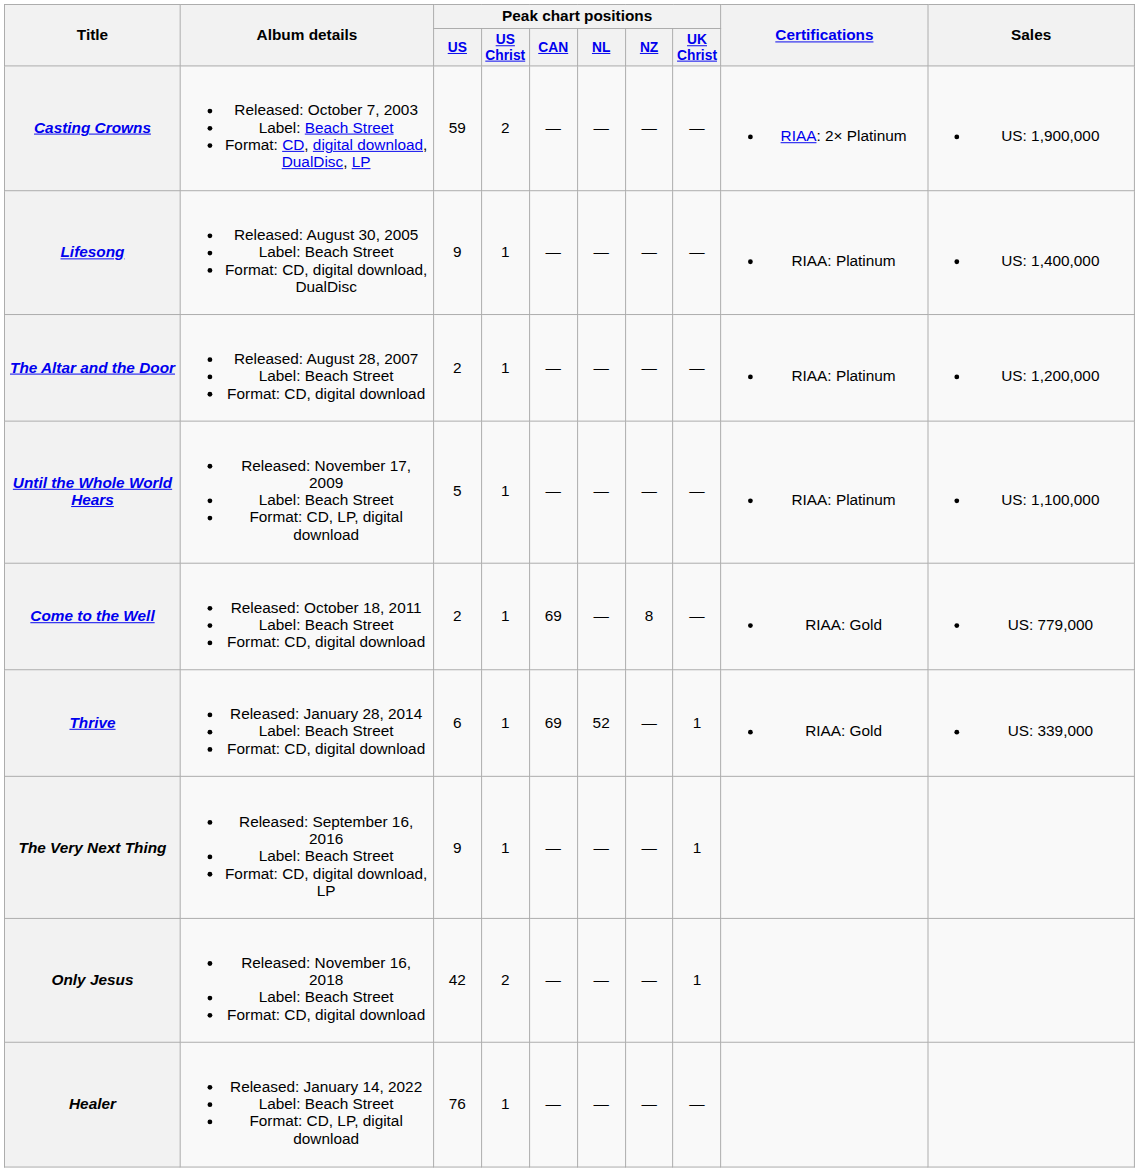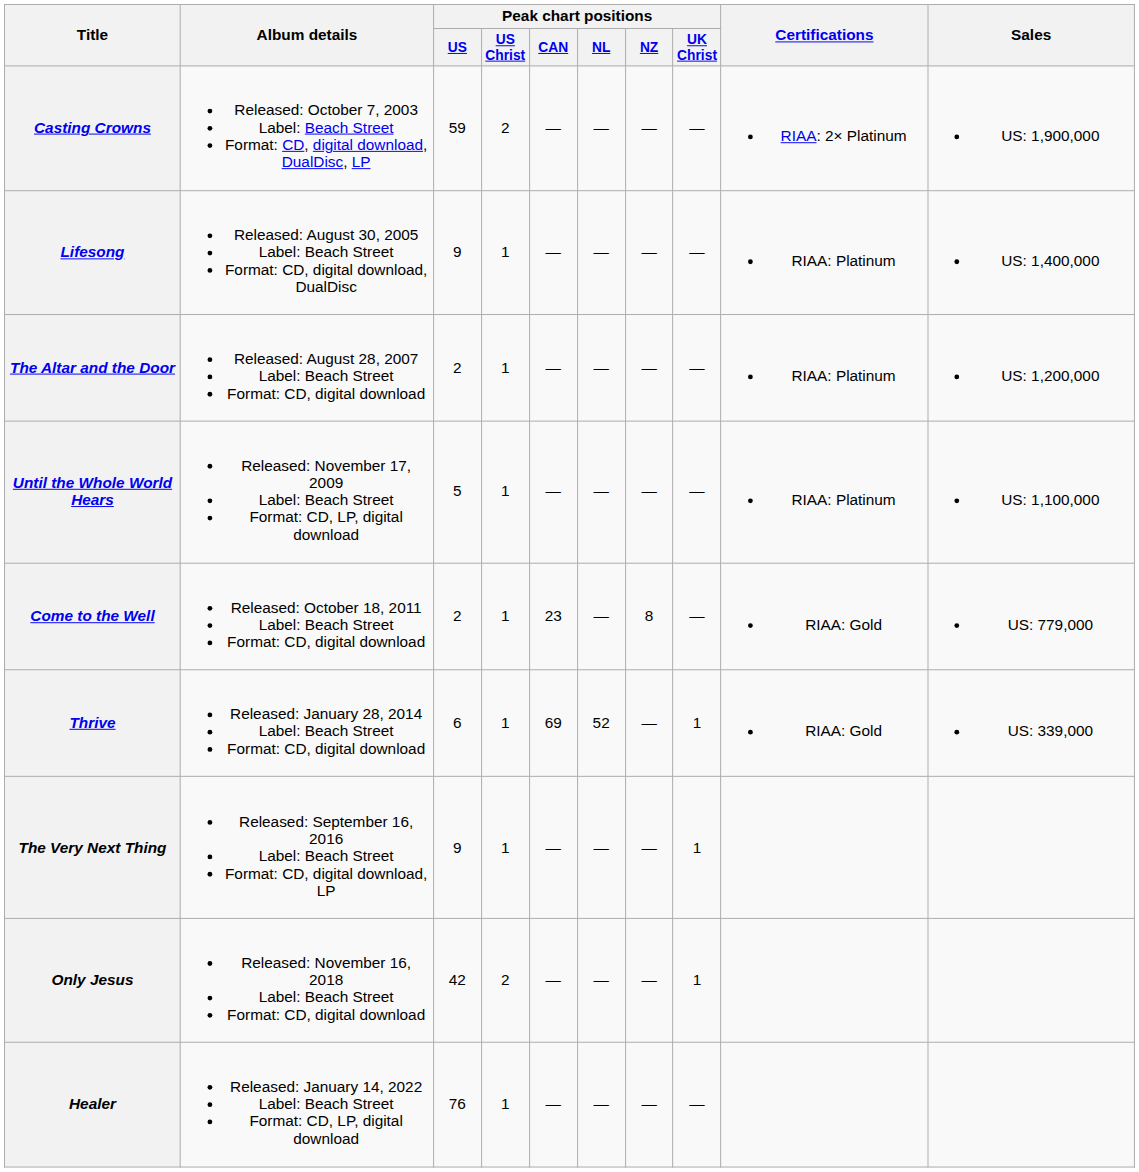(553, 616) 69 -> (553, 616) 23
